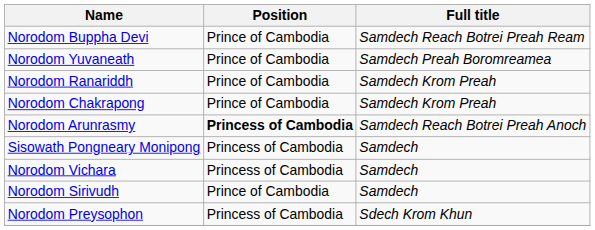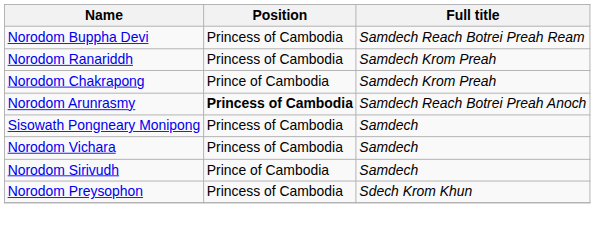(268, 37) Prince of Cambodia -> (275, 37) Princess of Cambodia
- row: (71, 59)
(268, 81) Prince of Cambodia -> (275, 59) Princess of Cambodia
